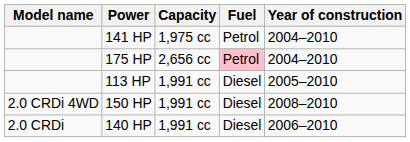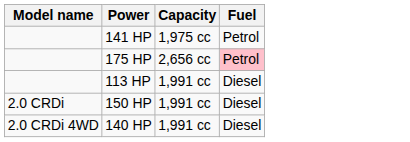- column: (335, 15)
(53, 103) 2.0 CRDi 4WD -> (36, 103) 2.0 CRDi
(36, 125) 2.0 CRDi -> (53, 125) 2.0 CRDi 4WD
